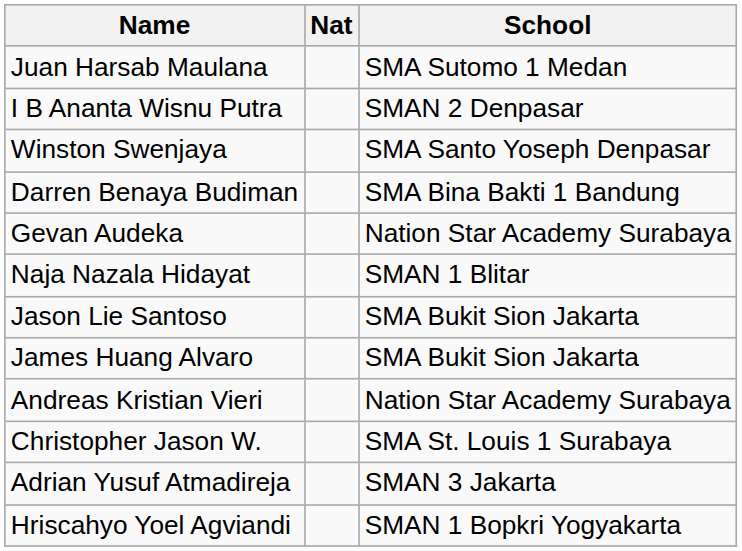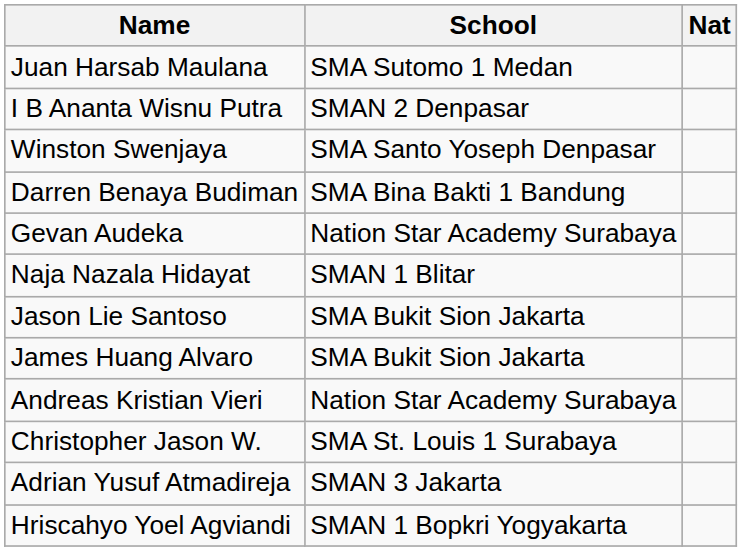columns swapped: (548, 25) <-> (331, 25)
